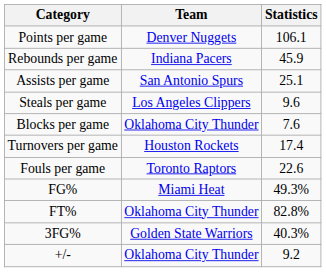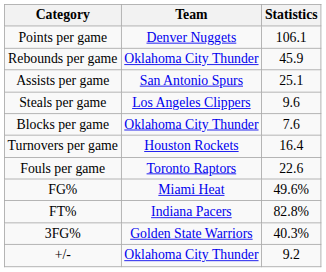(191, 59) Indiana Pacers -> (191, 59) Oklahoma City Thunder
(291, 146) 17.4 -> (291, 146) 16.4
(291, 189) 49.3% -> (291, 189) 49.6%
(191, 211) Oklahoma City Thunder -> (191, 211) Indiana Pacers
